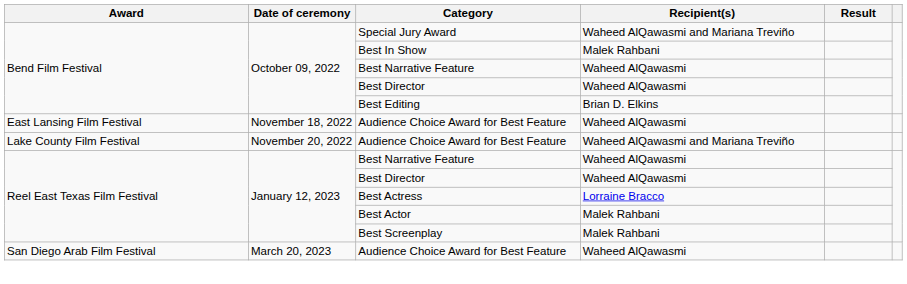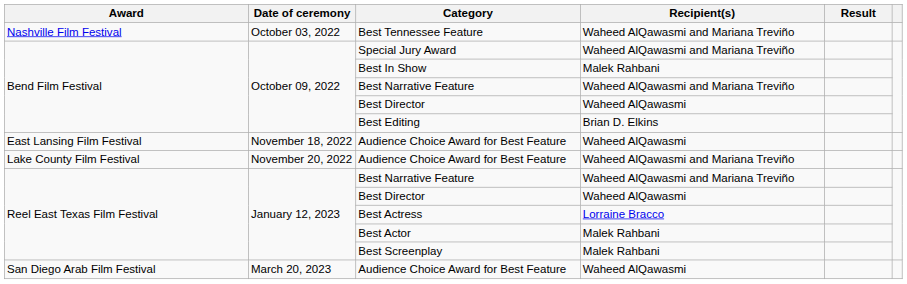+ row: (64, 31)
(634, 68) Waheed AlQawasmi -> (689, 86) Waheed AlQawasmi and Mariana Treviño
(634, 159) Waheed AlQawasmi -> (689, 178) Waheed AlQawasmi and Mariana Treviño
